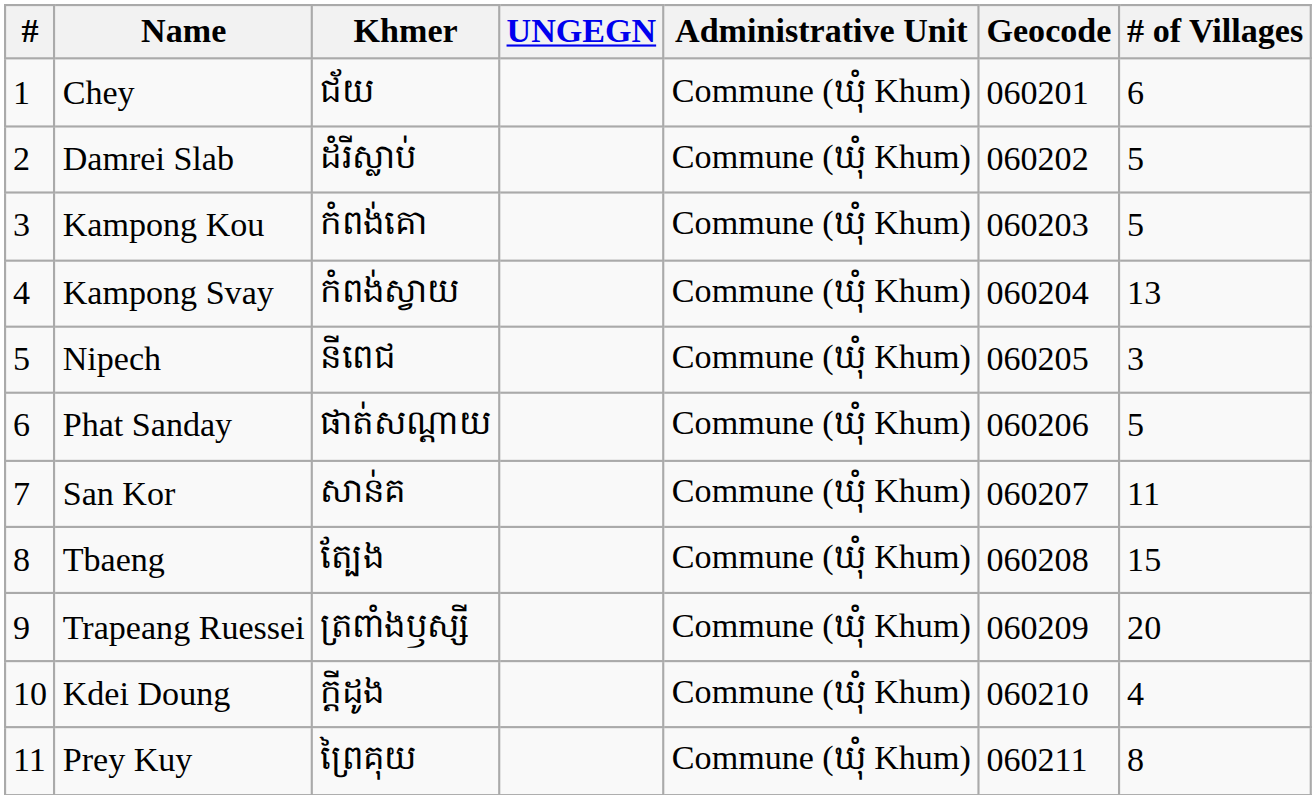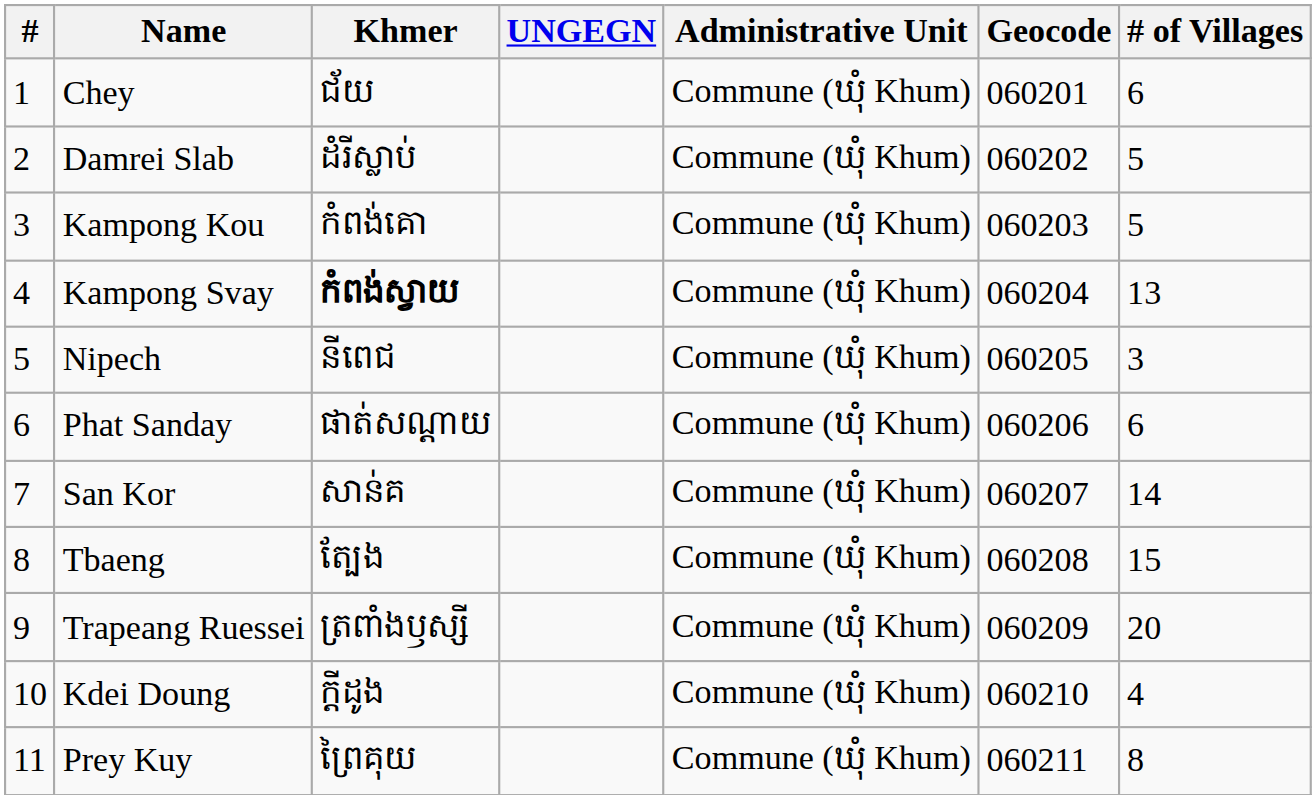(390, 290) normal -> (390, 290) bold
(1136, 426) 5 -> (1136, 426) 6
(1144, 492) 11 -> (1144, 492) 14
